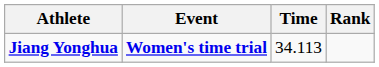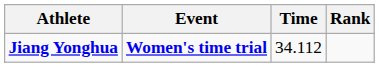(299, 47) 34.113 -> (299, 47) 34.112
